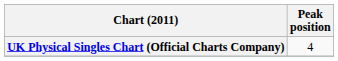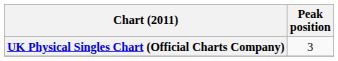(310, 46) 4 -> (310, 46) 3
